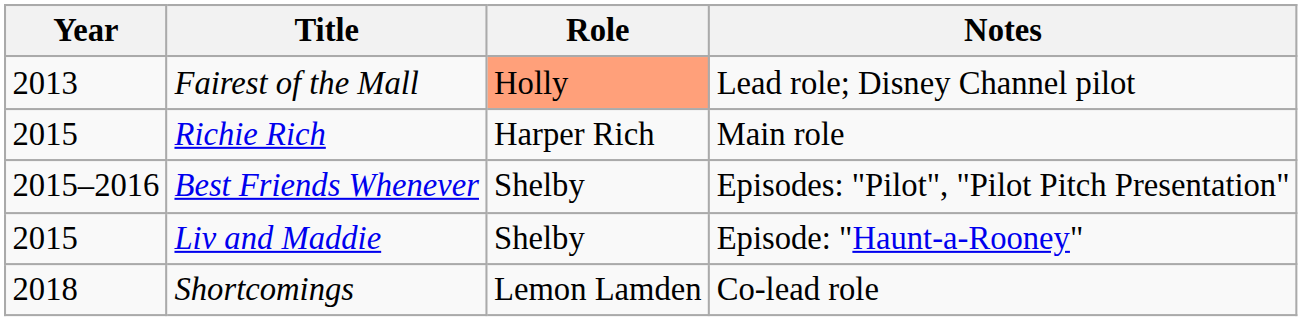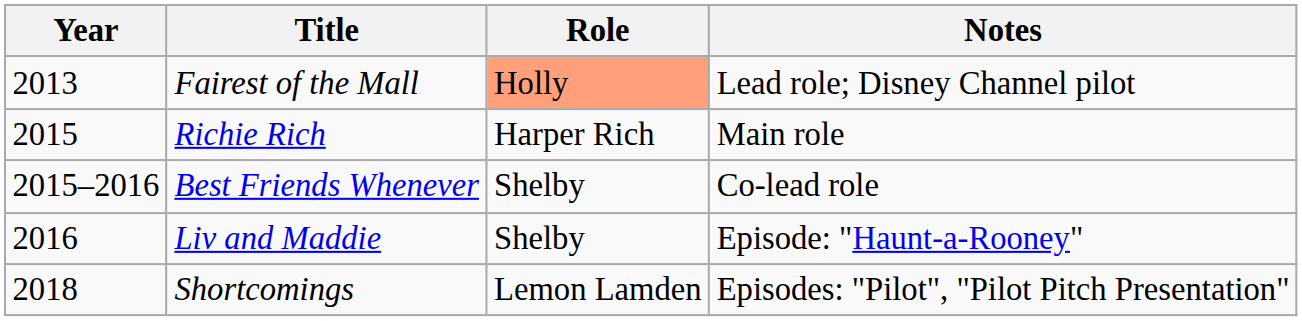(1003, 185) Episodes: "Pilot", "Pilot Pitch Presentation" -> (798, 185) Co-lead role
(45, 237) 2015 -> (45, 237) 2016
(798, 289) Co-lead role -> (1003, 289) Episodes: "Pilot", "Pilot Pitch Presentation"
